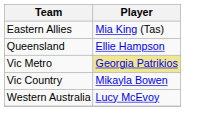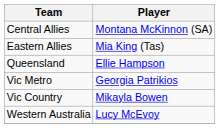+ row: (38, 30)
(137, 64) khaki background -> (137, 81) no background
